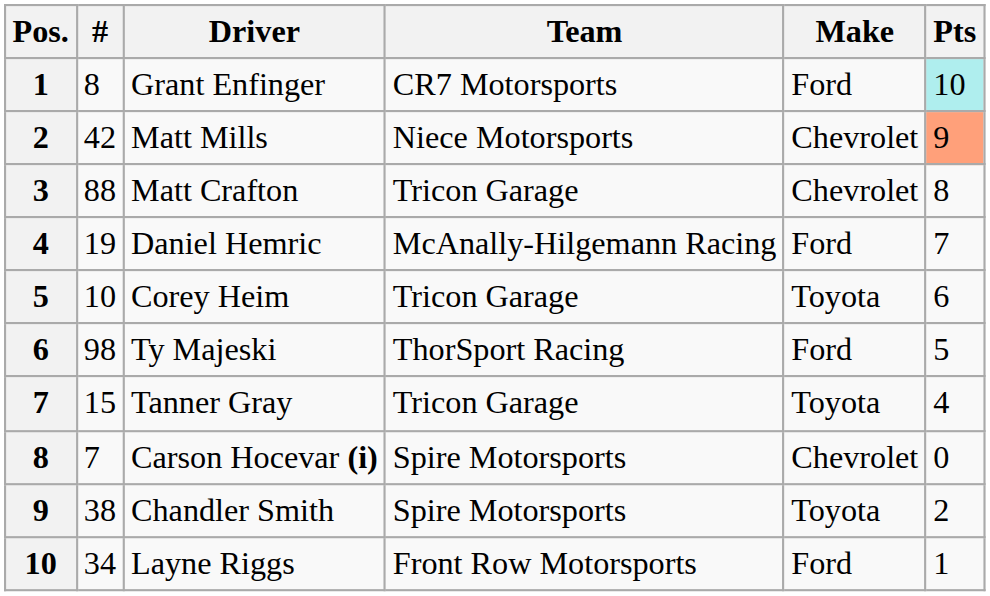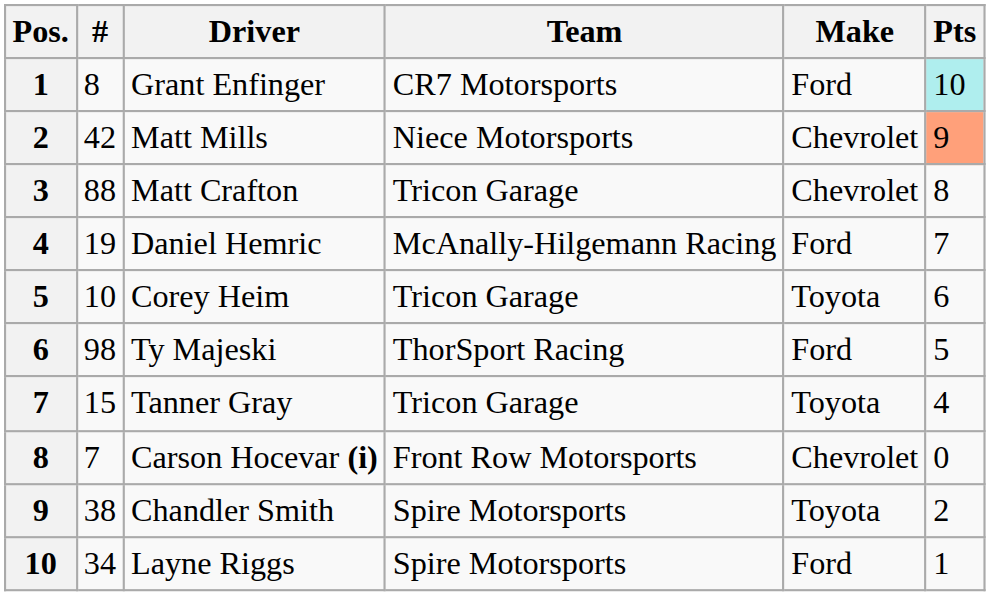(510, 456) Spire Motorsports -> (545, 456) Front Row Motorsports
(545, 562) Front Row Motorsports -> (510, 562) Spire Motorsports
